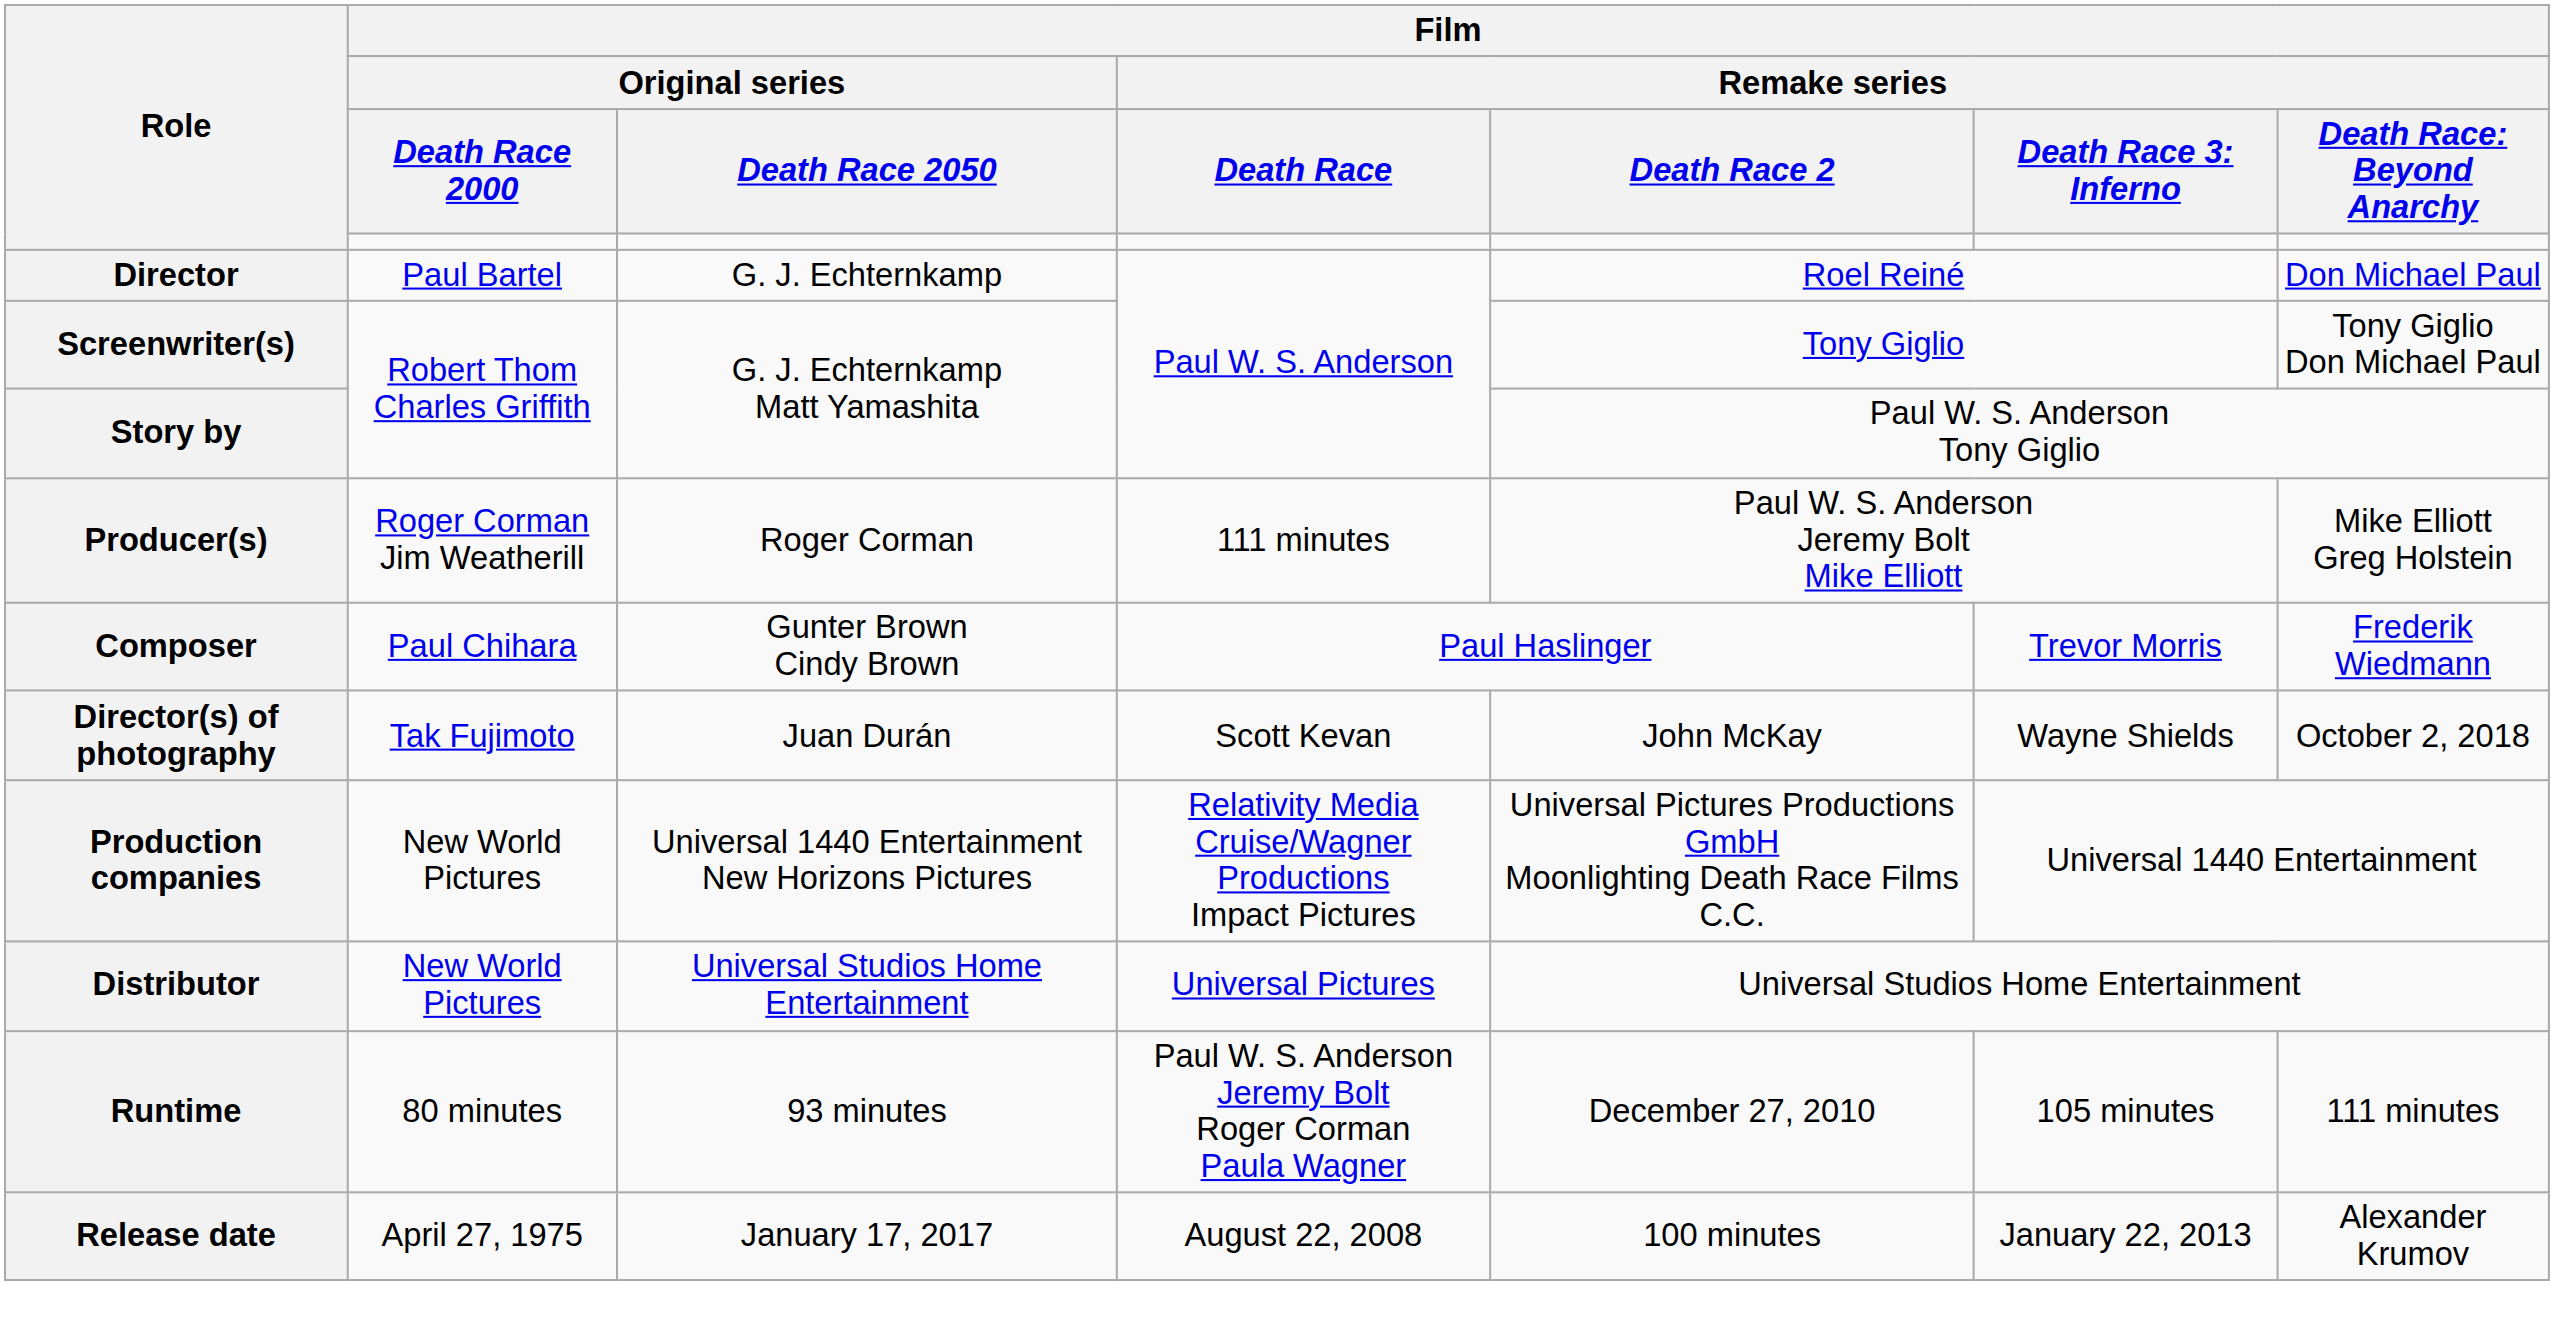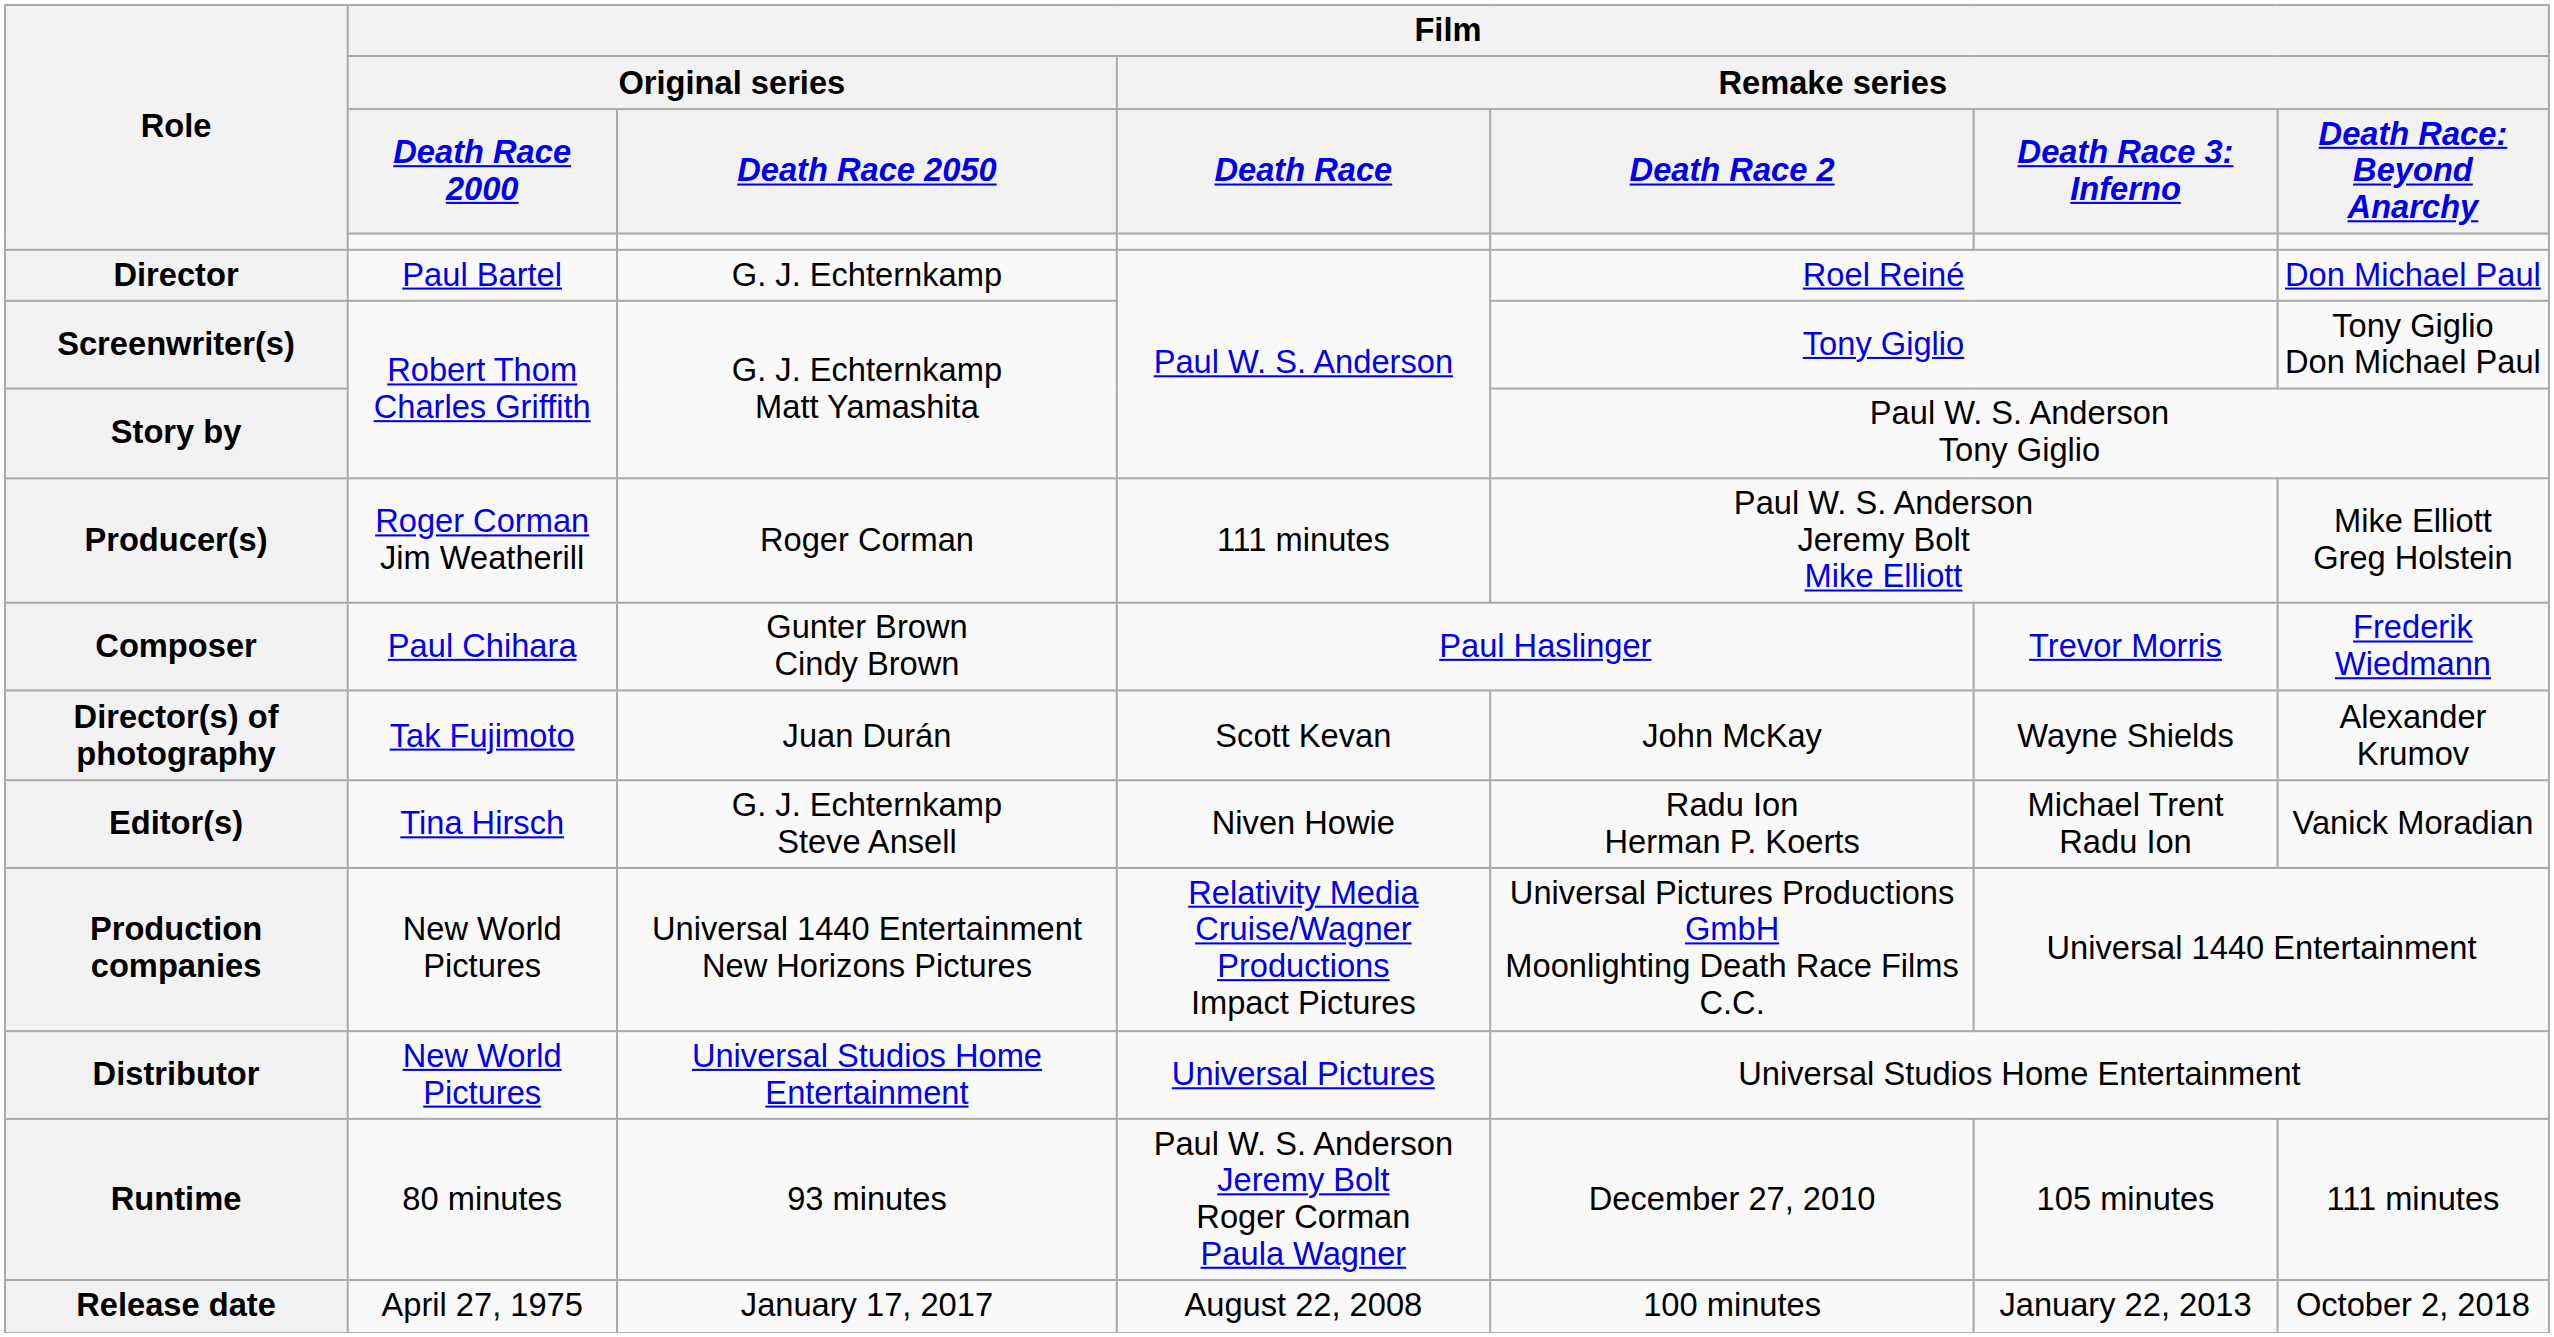(2413, 734) October 2, 2018 -> (2413, 734) Alexander Krumov
+ row: (176, 823)
(2413, 1235) Alexander Krumov -> (2413, 1305) October 2, 2018
